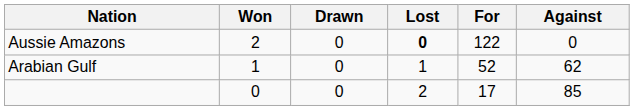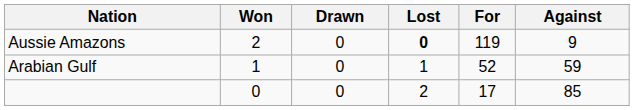(487, 42) 122 -> (487, 42) 119
(573, 42) 0 -> (572, 42) 9
(573, 67) 62 -> (572, 67) 59
